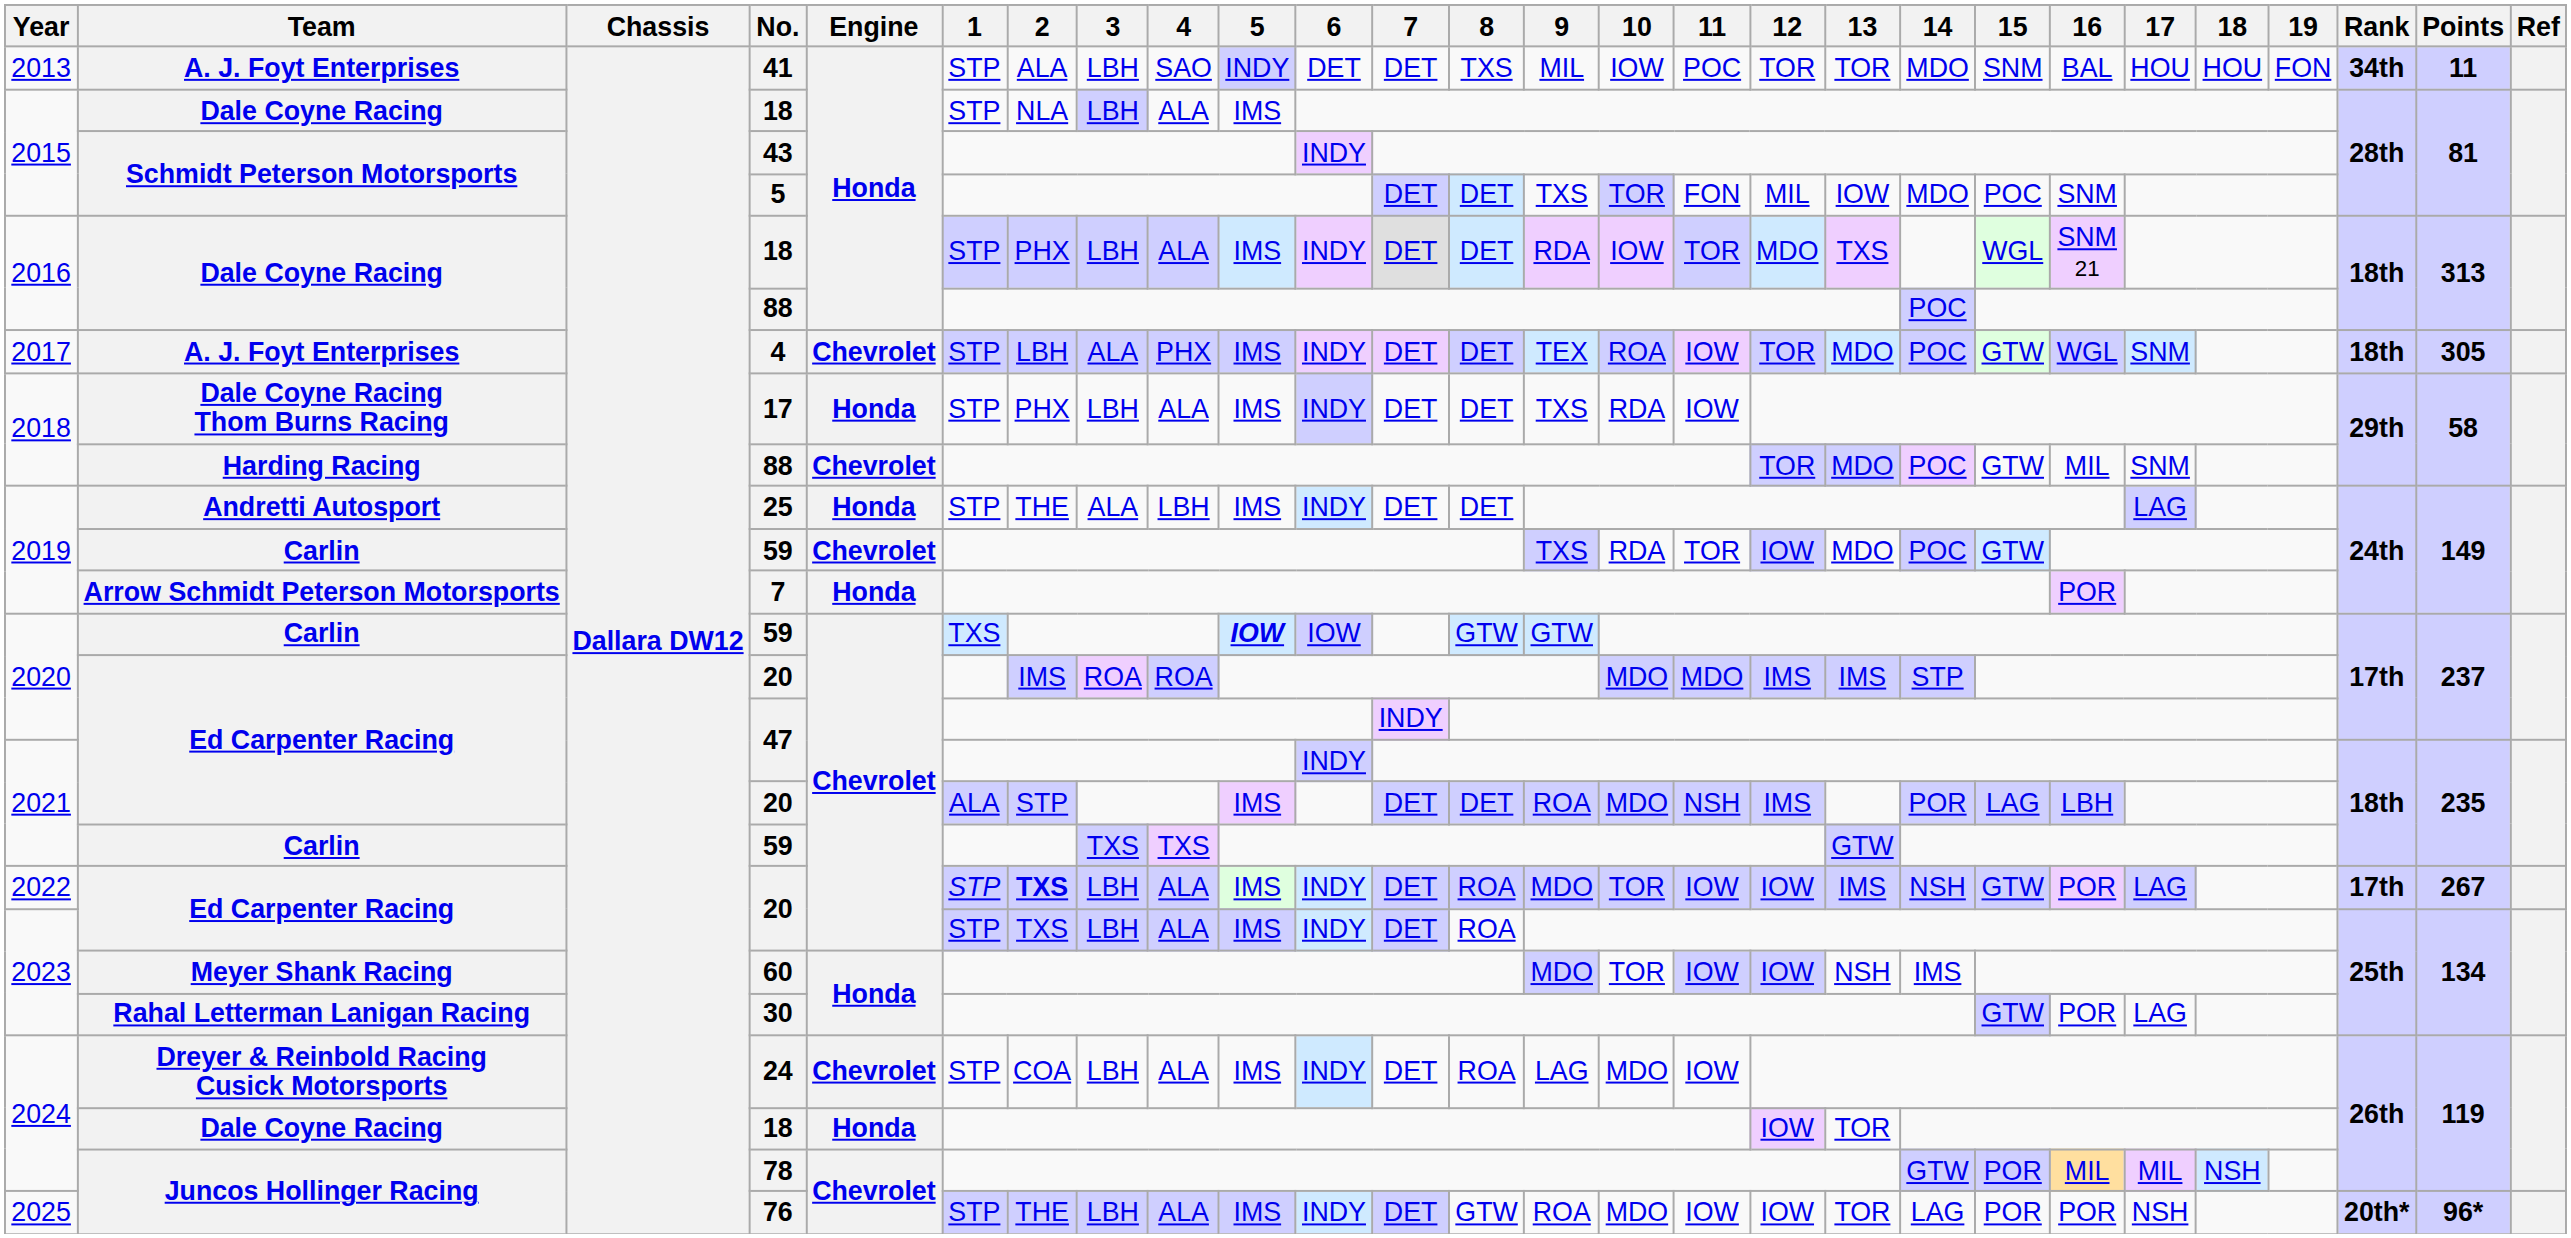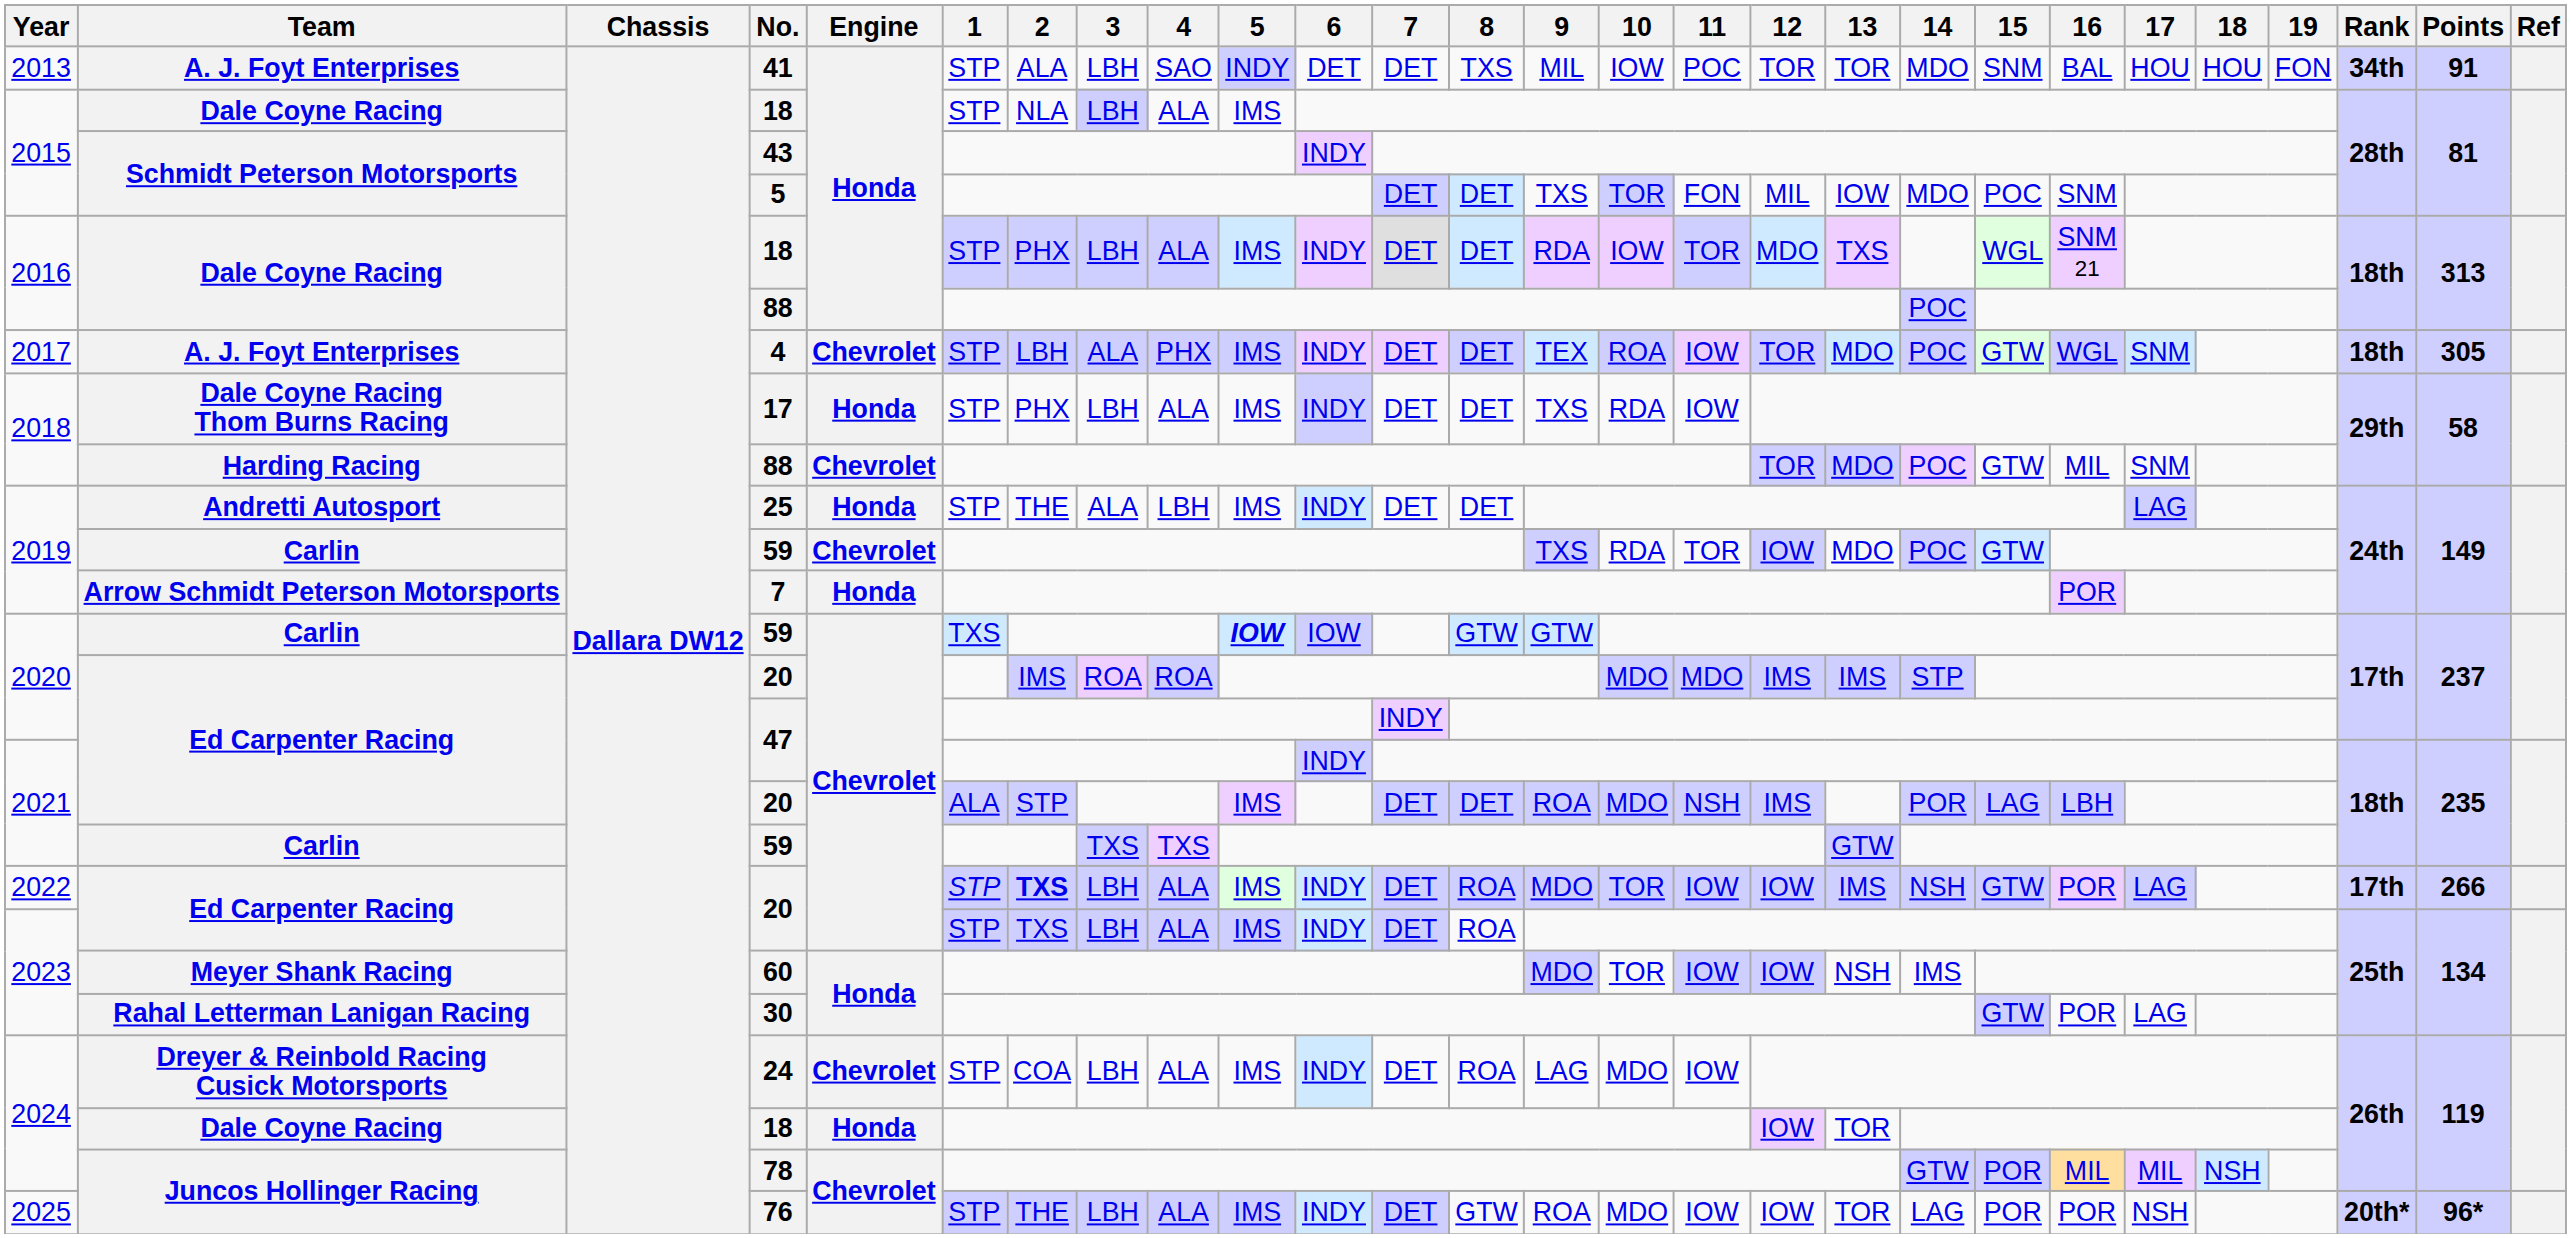(2463, 68) 11 -> (2463, 68) 91
(2463, 887) 267 -> (2463, 887) 266
